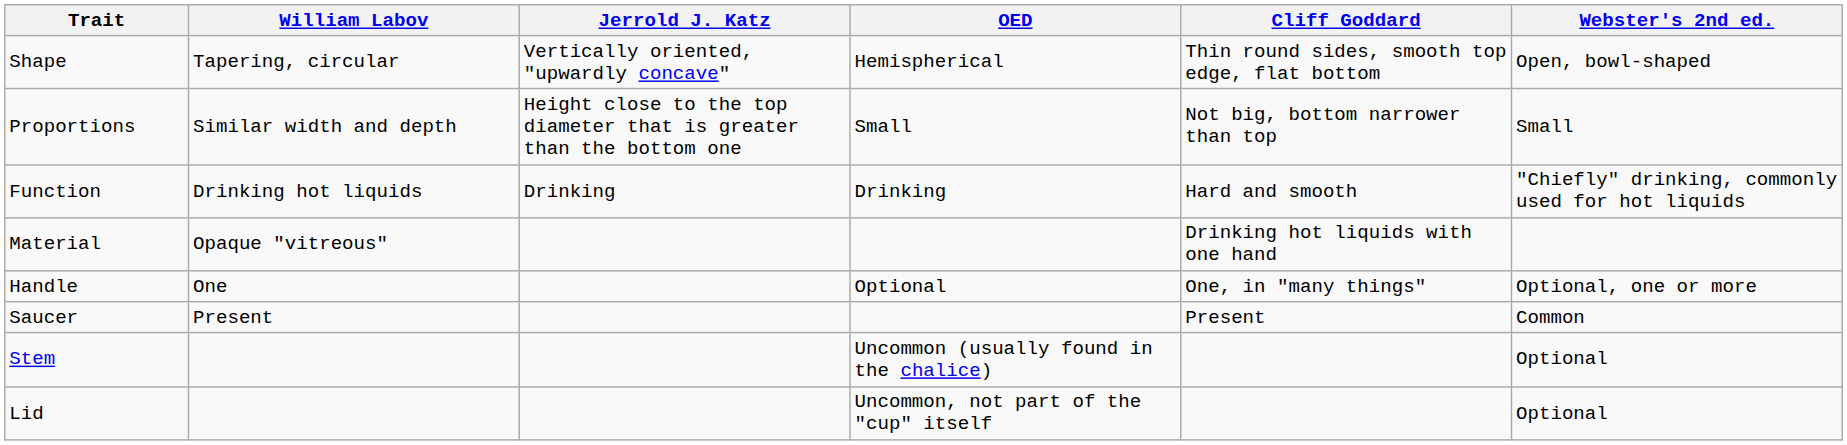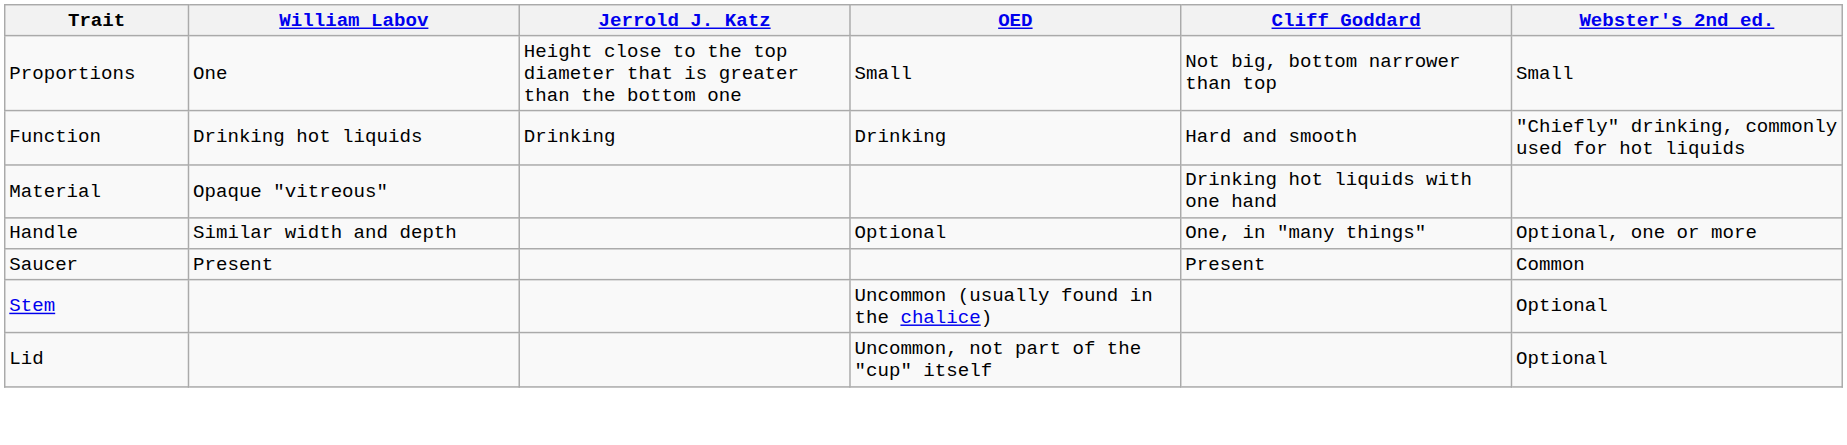- row: (38, 62)
(325, 127) Similar width and depth -> (210, 74) One
(210, 286) One -> (325, 233) Similar width and depth
